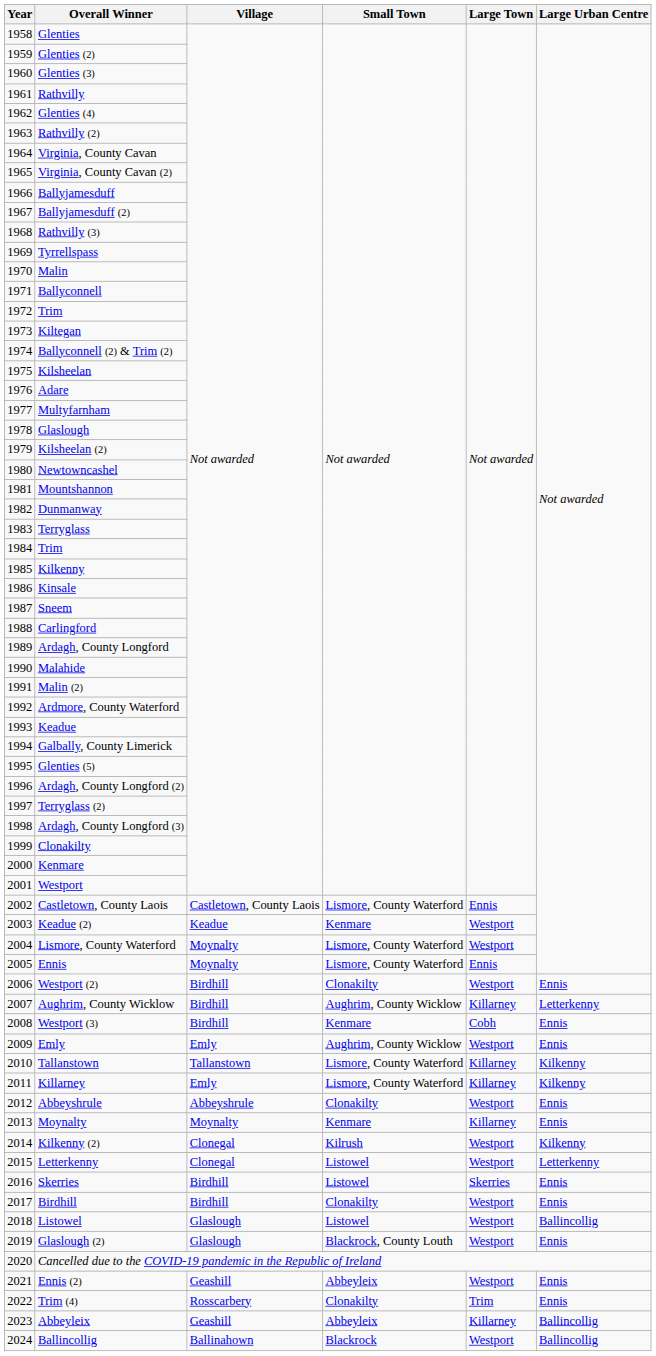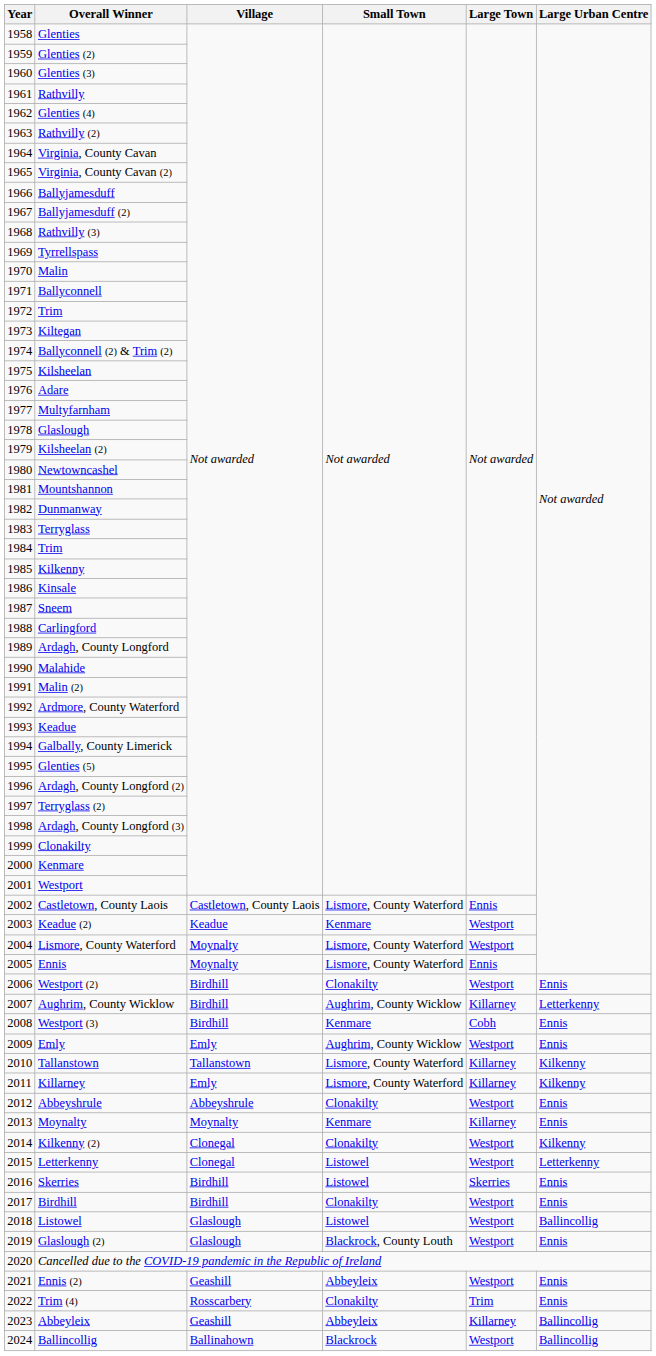(344, 1142) Kilrush -> (352, 1142) Clonakilty
